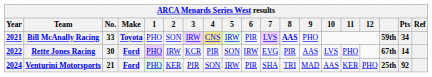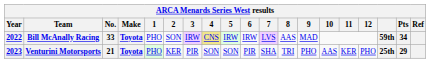(14, 38) 2021 -> (14, 38) 2022
(251, 38) PIR -> (250, 38) IRW
(290, 38) bold -> (288, 38) normal
(310, 38) PHO -> (309, 38) MAD
- row: (63, 51)
(14, 65) 2024 -> (14, 51) 2023
(131, 65) Ford -> (131, 51) Toyota
(232, 65) IRW -> (231, 51) SON
(310, 65) MAD -> (309, 51) PHO
(405, 65) 92 -> (403, 51) 29
